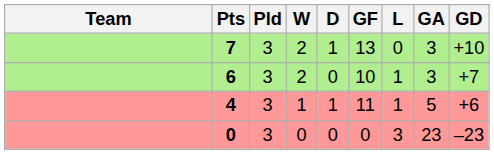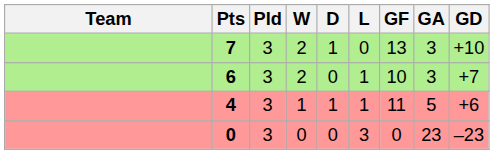columns swapped: (398, 18) <-> (365, 18)
